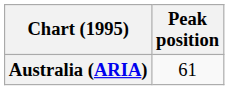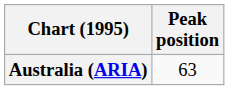(188, 69) 61 -> (188, 69) 63
